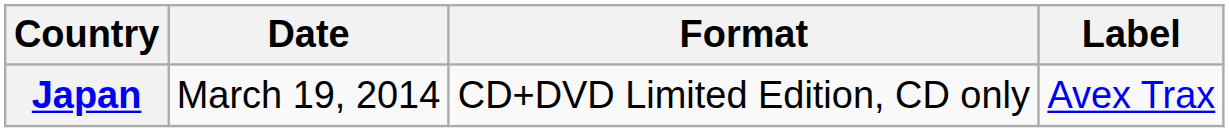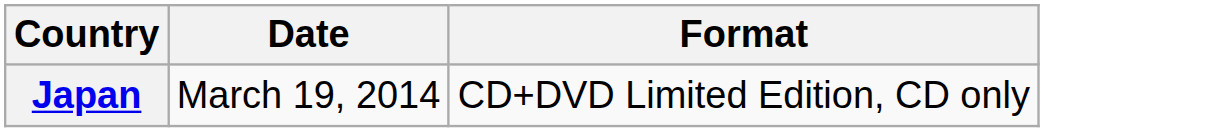- column: (1131, 34)
